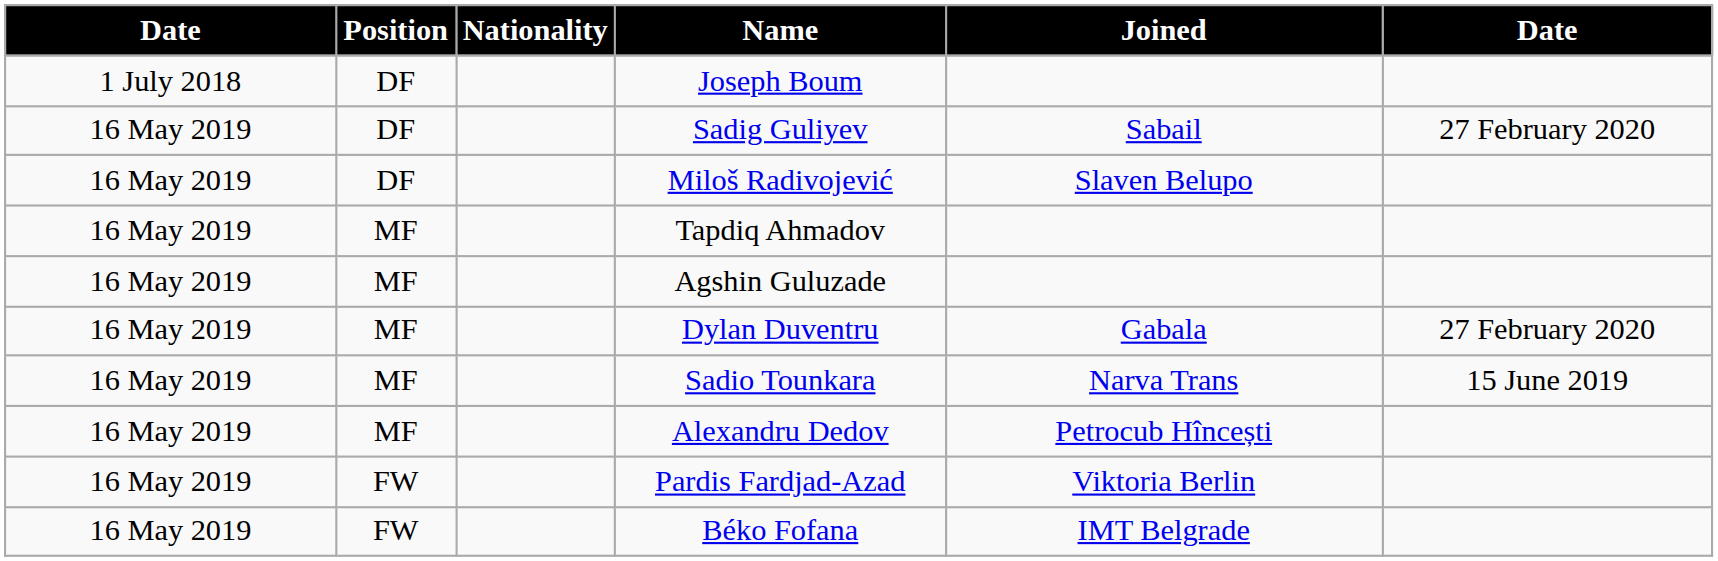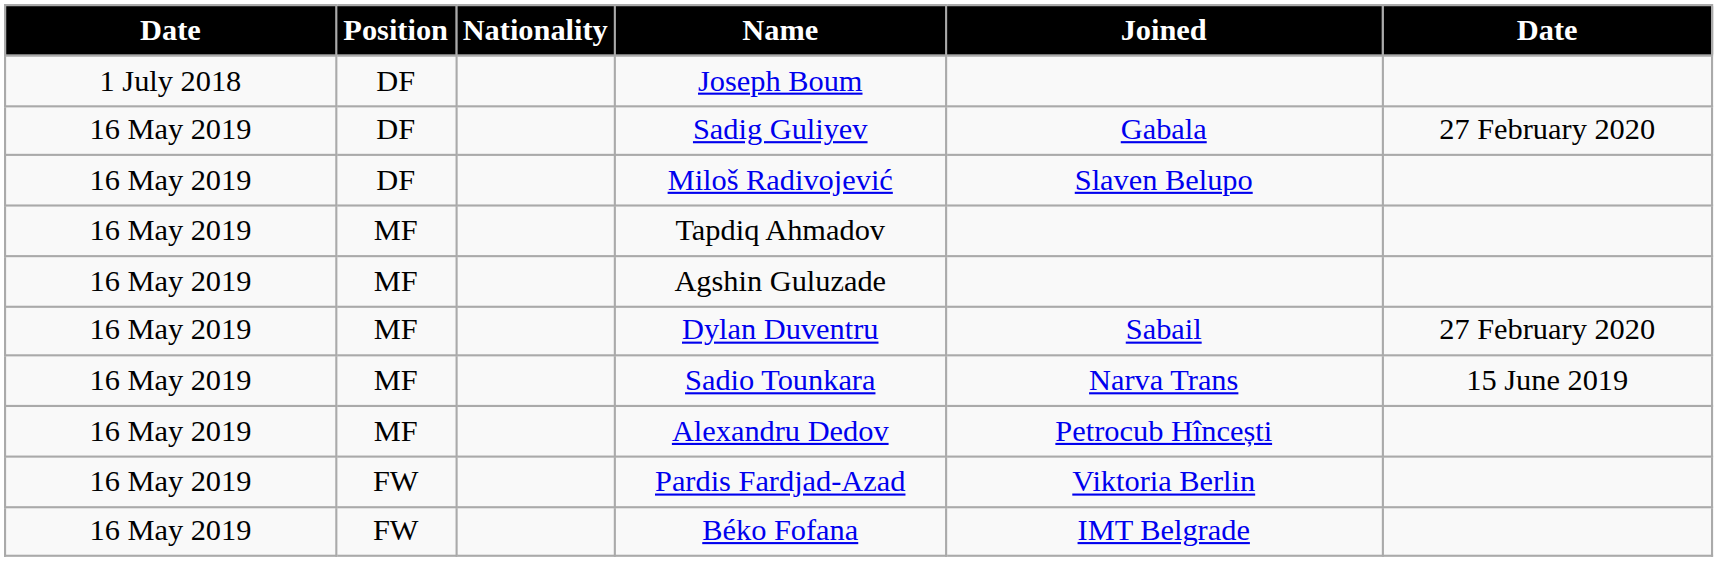(1164, 130) Sabail -> (1164, 130) Gabala
(1164, 330) Gabala -> (1164, 330) Sabail
